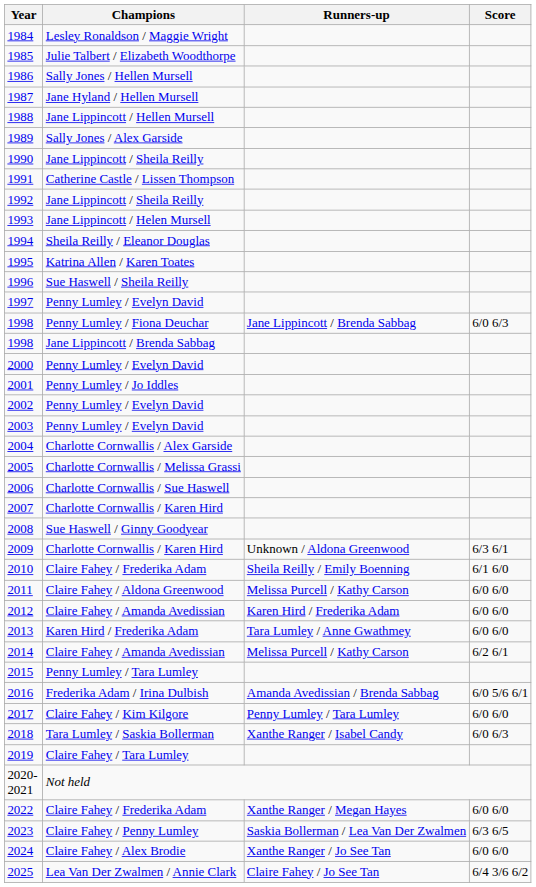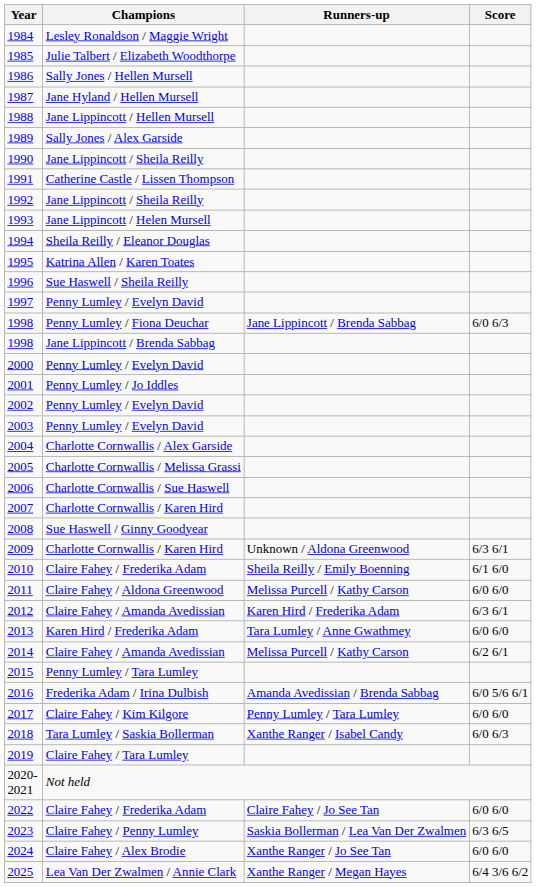(490, 610) 6/0 6/0 -> (490, 610) 6/3 6/1
(327, 810) Xanthe Ranger / Megan Hayes -> (313, 810) Claire Fahey / Jo See Tan
(313, 872) Claire Fahey / Jo See Tan -> (327, 872) Xanthe Ranger / Megan Hayes
